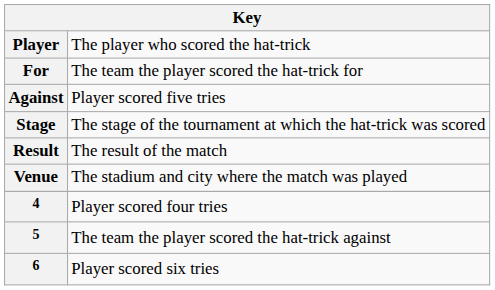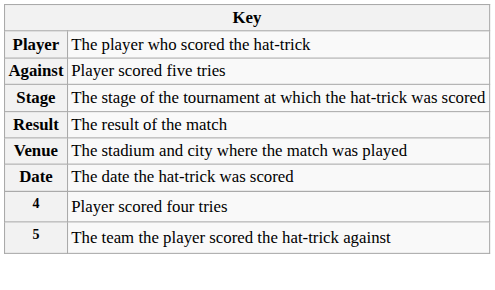- row: (36, 71)
+ row: (36, 177)
- row: (36, 265)
